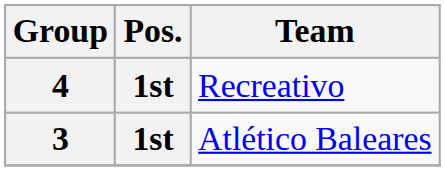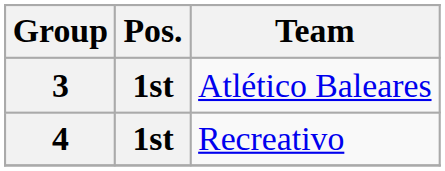rows swapped: (60, 138) <-> (60, 84)
